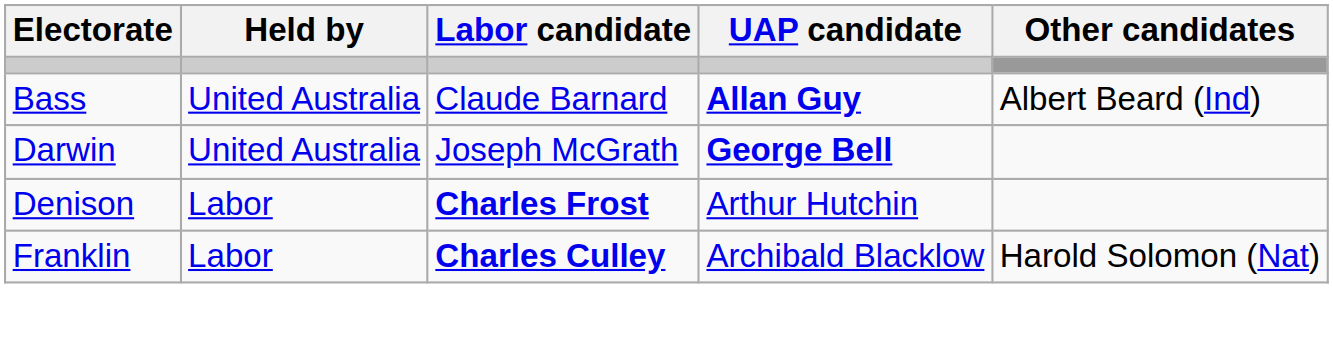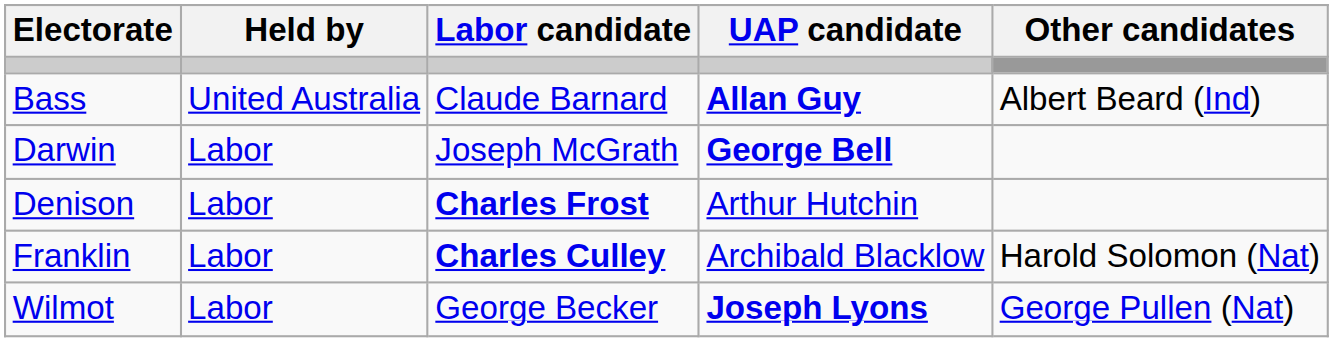(304, 151) United Australia -> (230, 151) Labor
+ row: (63, 308)
